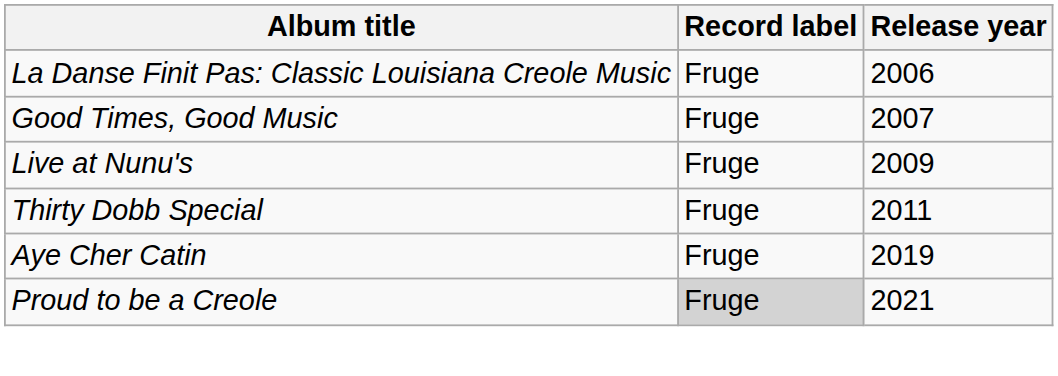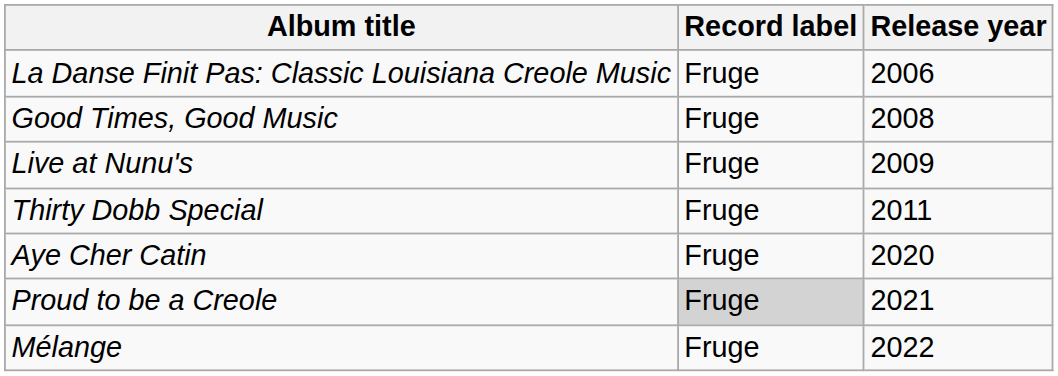(902, 118) 2007 -> (902, 118) 2008
(902, 255) 2019 -> (902, 255) 2020
+ row: (67, 347)
